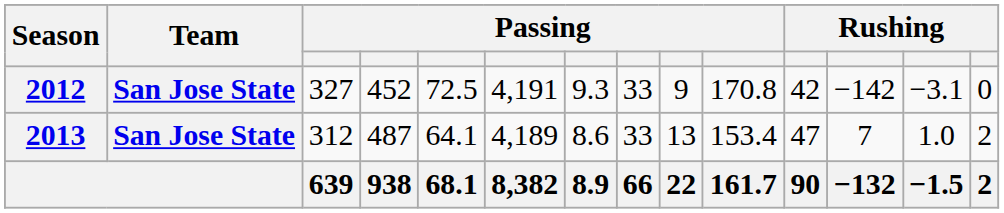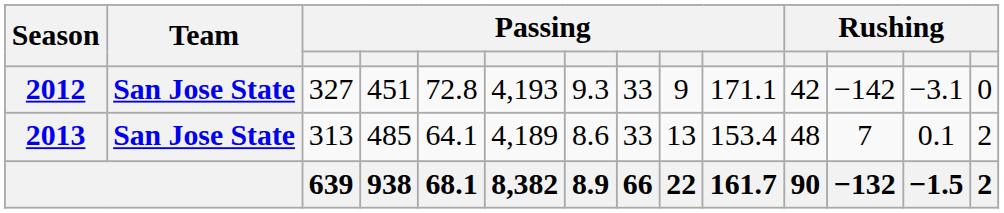(389, 89) 452 -> (389, 89) 451
(452, 89) 72.5 -> (452, 89) 72.8
(525, 89) 4,191 -> (525, 89) 4,193
(743, 89) 170.8 -> (743, 89) 171.1
(331, 136) 312 -> (331, 136) 313
(389, 136) 487 -> (389, 136) 485
(805, 136) 47 -> (805, 136) 48
(936, 136) 1.0 -> (936, 136) 0.1
